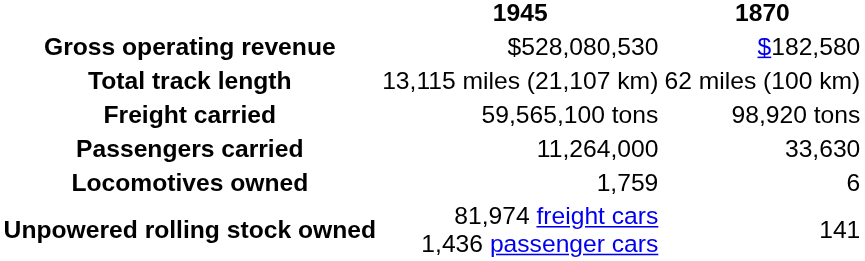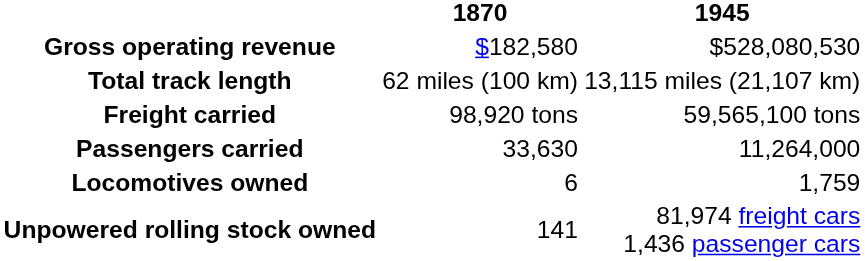columns swapped: (762, 13) <-> (520, 13)
